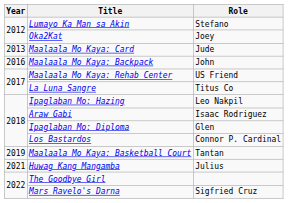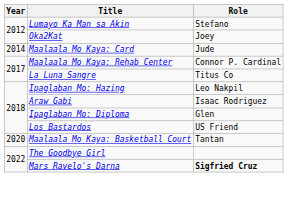(16, 50) 2013 -> (16, 50) 2014
- row: (91, 62)
(217, 75) US Friend -> (238, 62) Connor P. Cardinal
(238, 140) Connor P. Cardinal -> (217, 127) US Friend
(16, 153) 2019 -> (16, 140) 2020
- row: (74, 166)
(226, 192) normal -> (226, 166) bold
